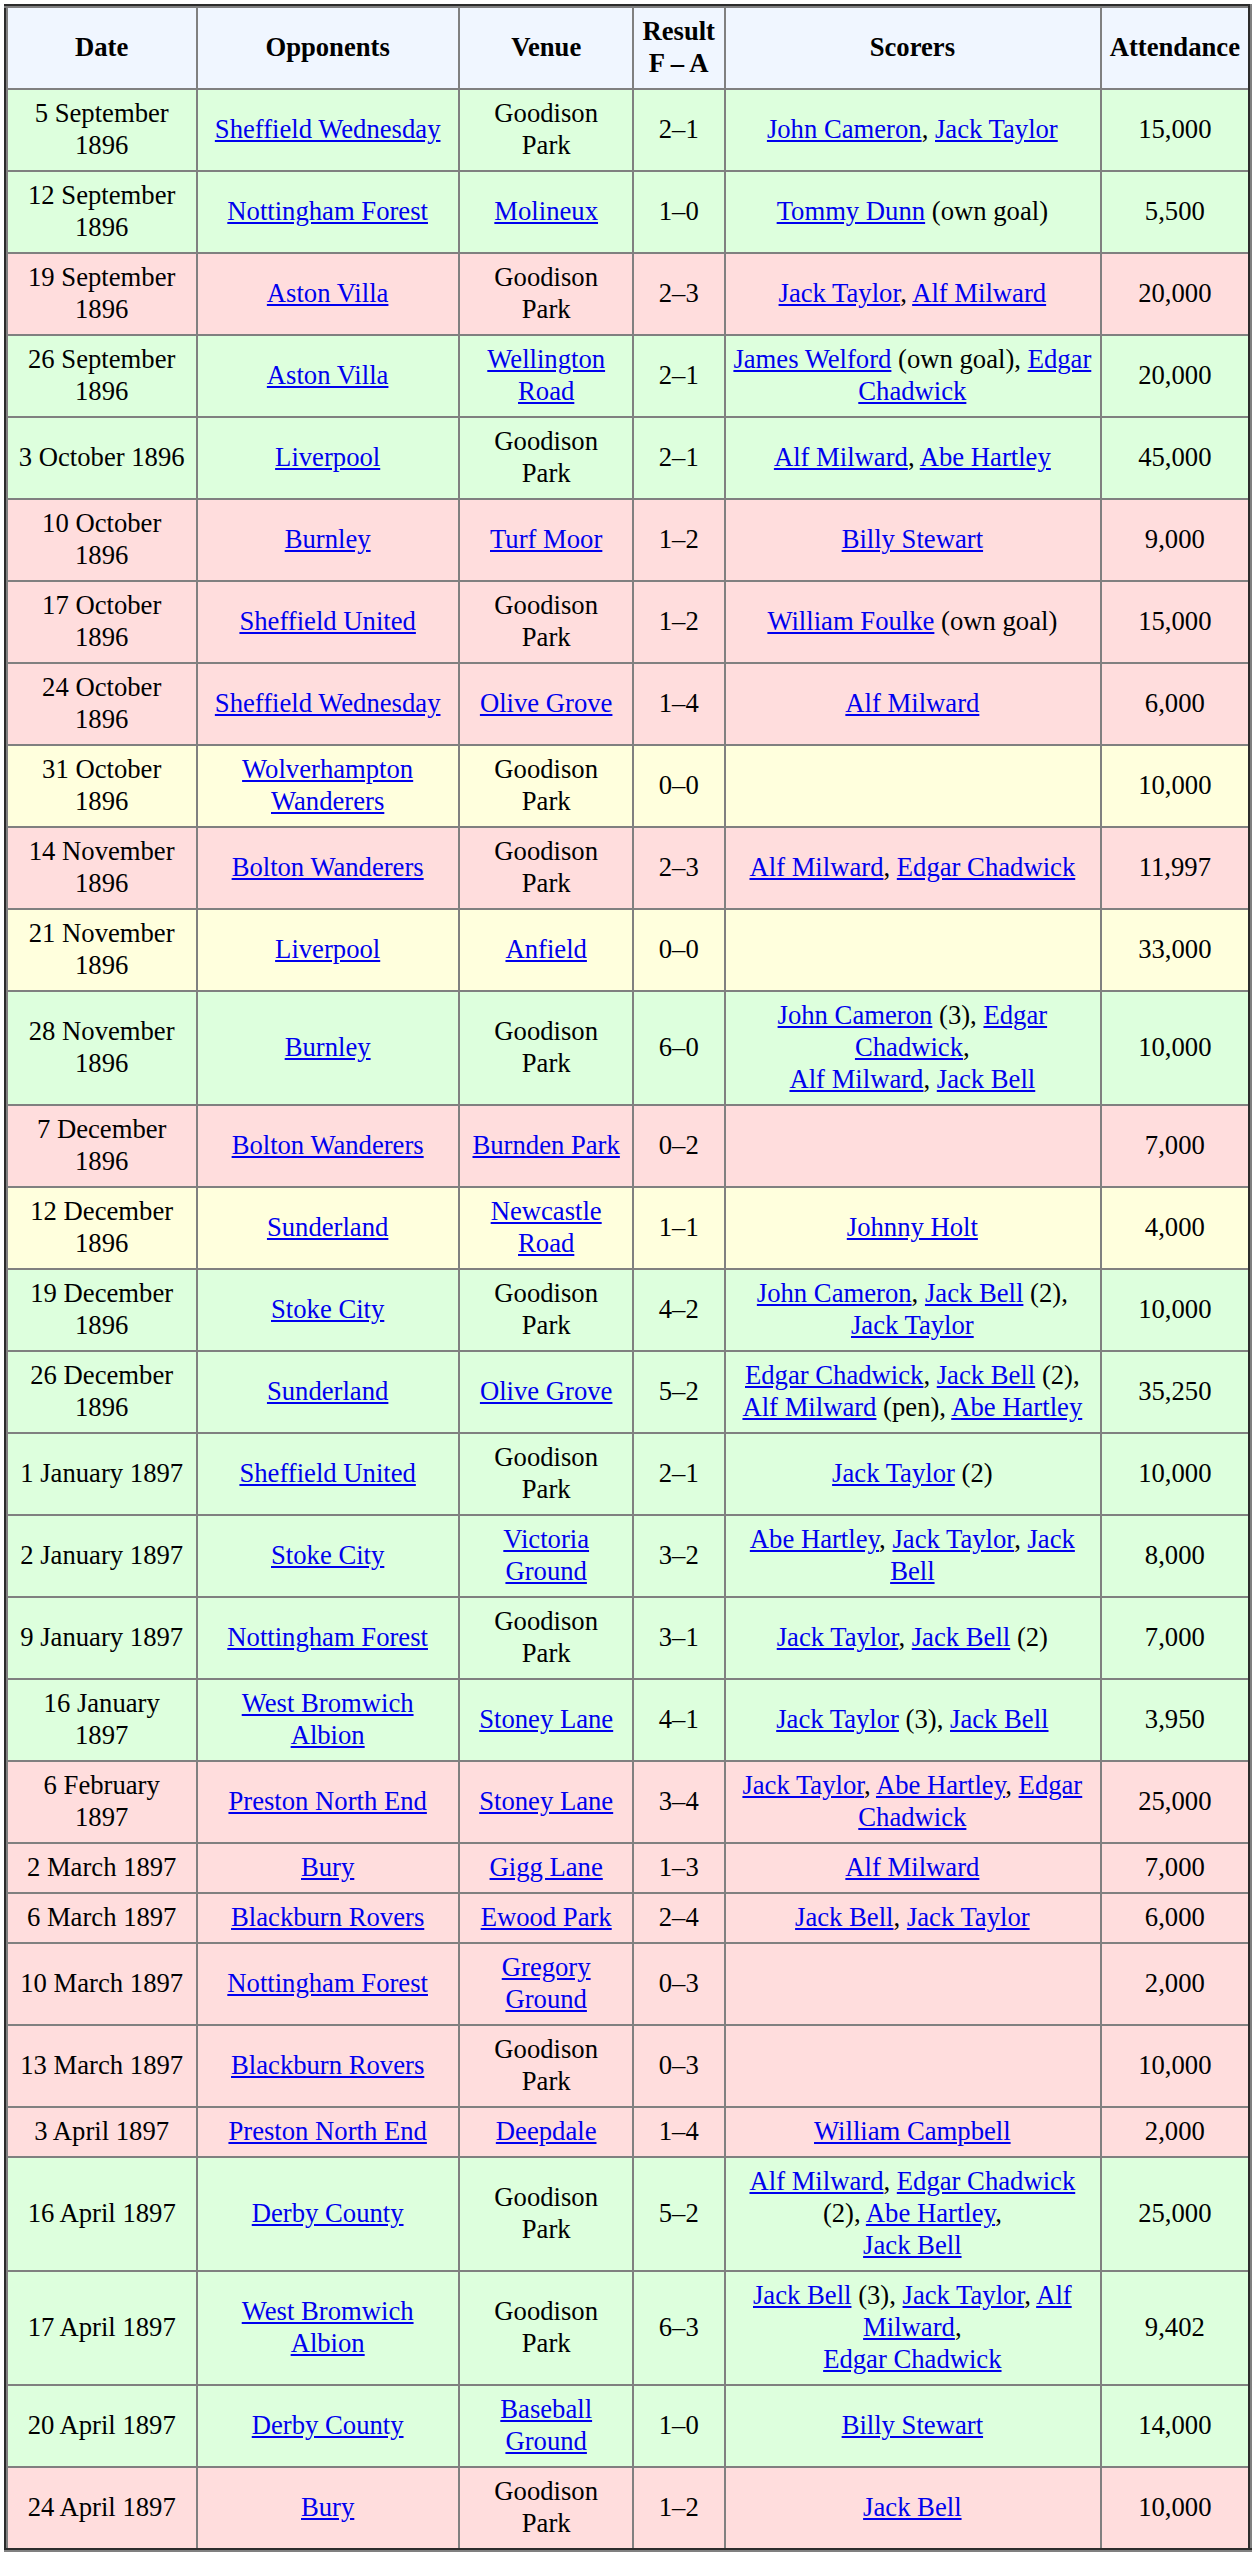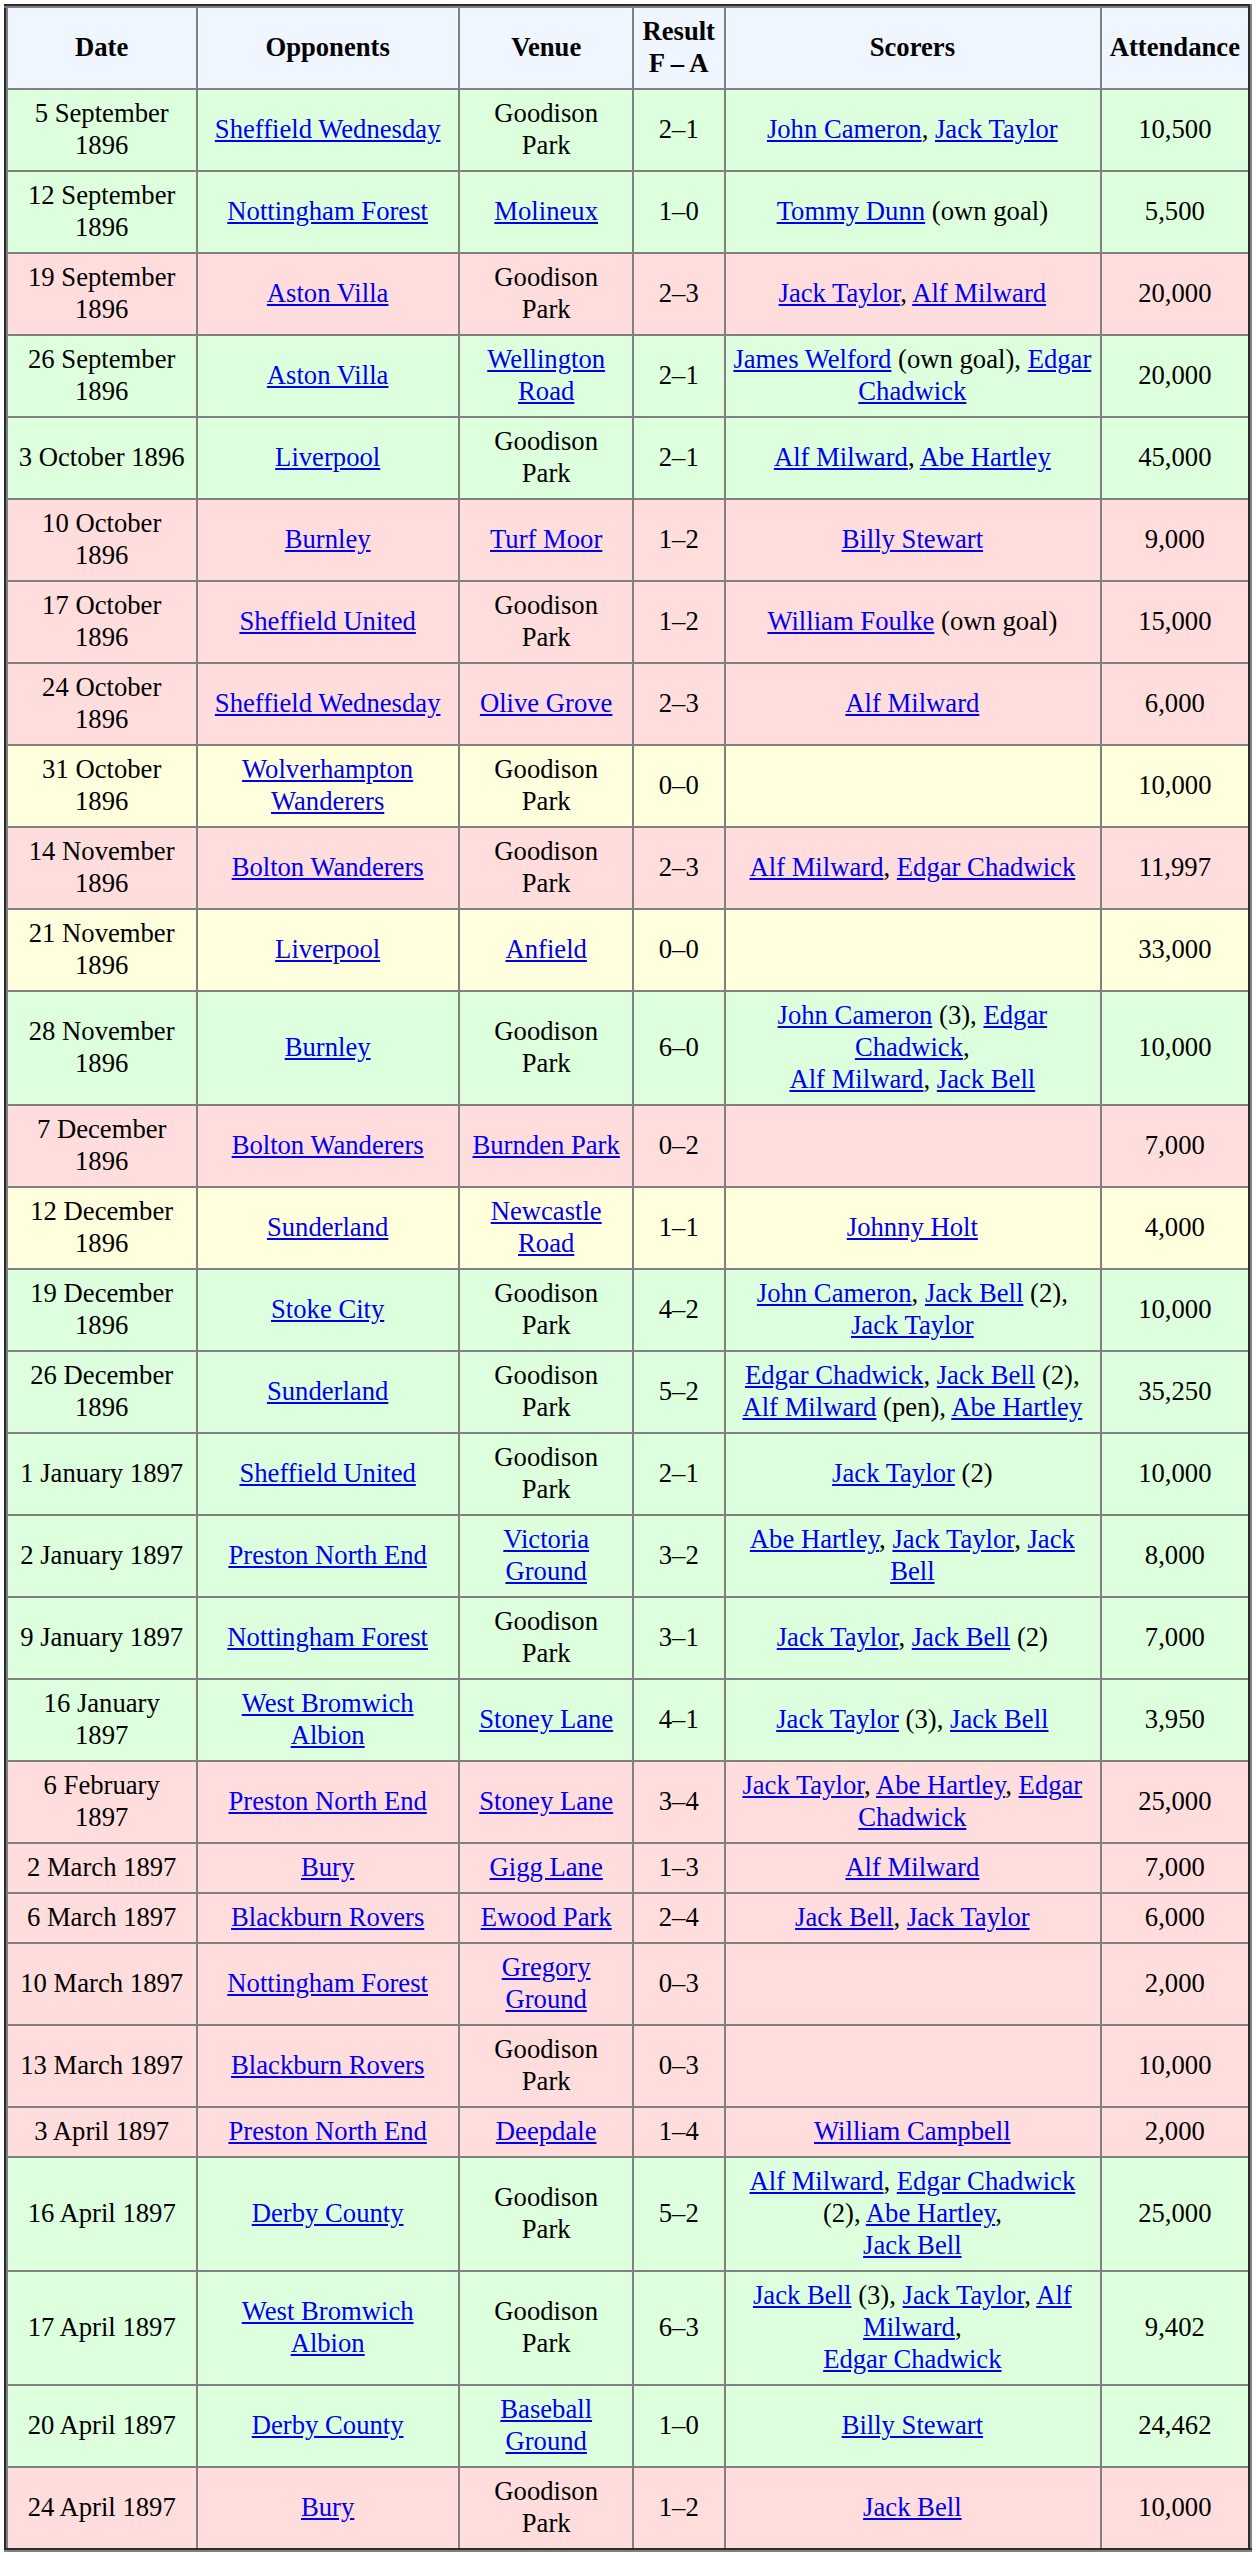(1175, 129) 15,000 -> (1175, 129) 10,500
(679, 703) 1–4 -> (679, 703) 2–3
(546, 1391) Olive Grove -> (546, 1391) Goodison Park
(328, 1555) Stoke City -> (328, 1555) Preston North End
(1175, 2425) 14,000 -> (1175, 2425) 24,462
